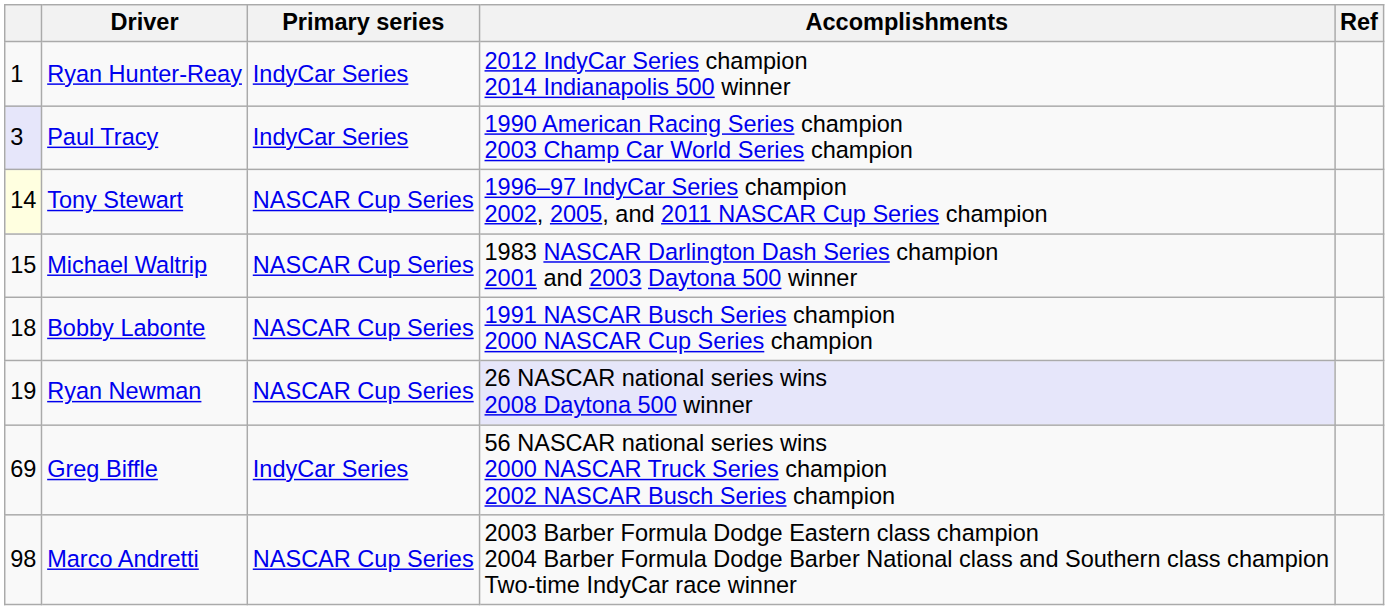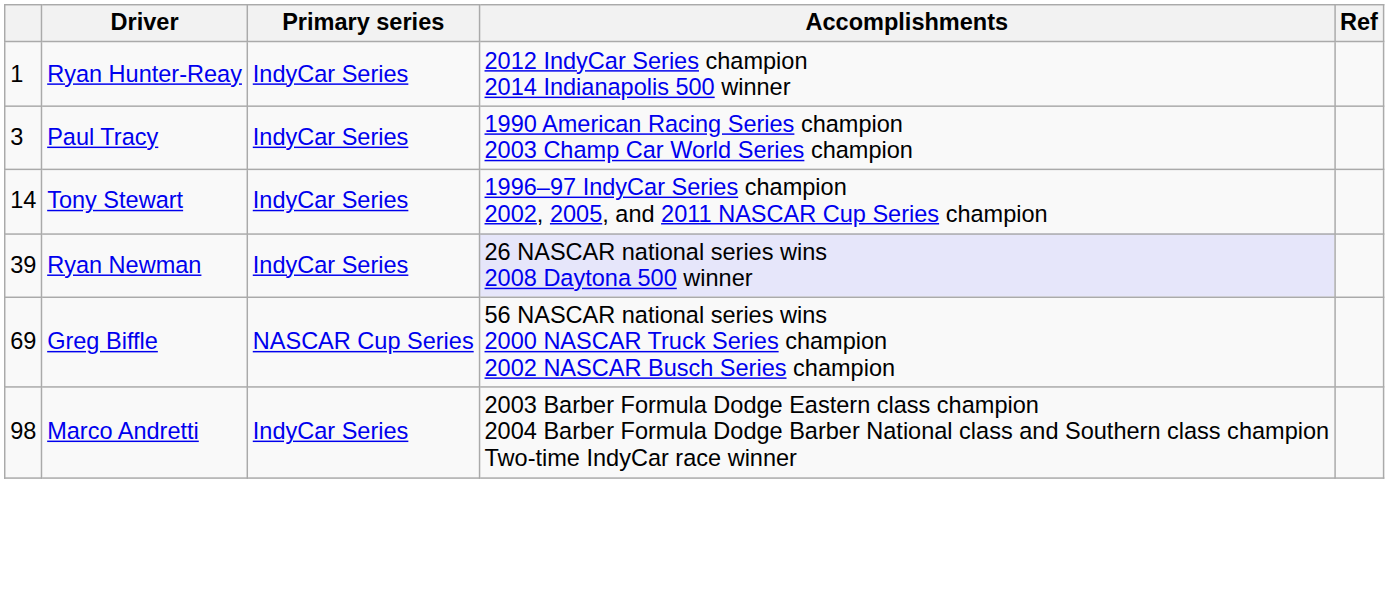(17, 137) lavender background -> (17, 137) no background
(23, 201) lightyellow background -> (23, 201) no background
(363, 201) NASCAR Cup Series -> (331, 201) IndyCar Series
- row: (127, 264)
- row: (126, 328)
(23, 392) 19 -> (23, 264) 39
(363, 392) NASCAR Cup Series -> (331, 264) IndyCar Series
(331, 469) IndyCar Series -> (363, 341) NASCAR Cup Series
(363, 559) NASCAR Cup Series -> (331, 432) IndyCar Series
